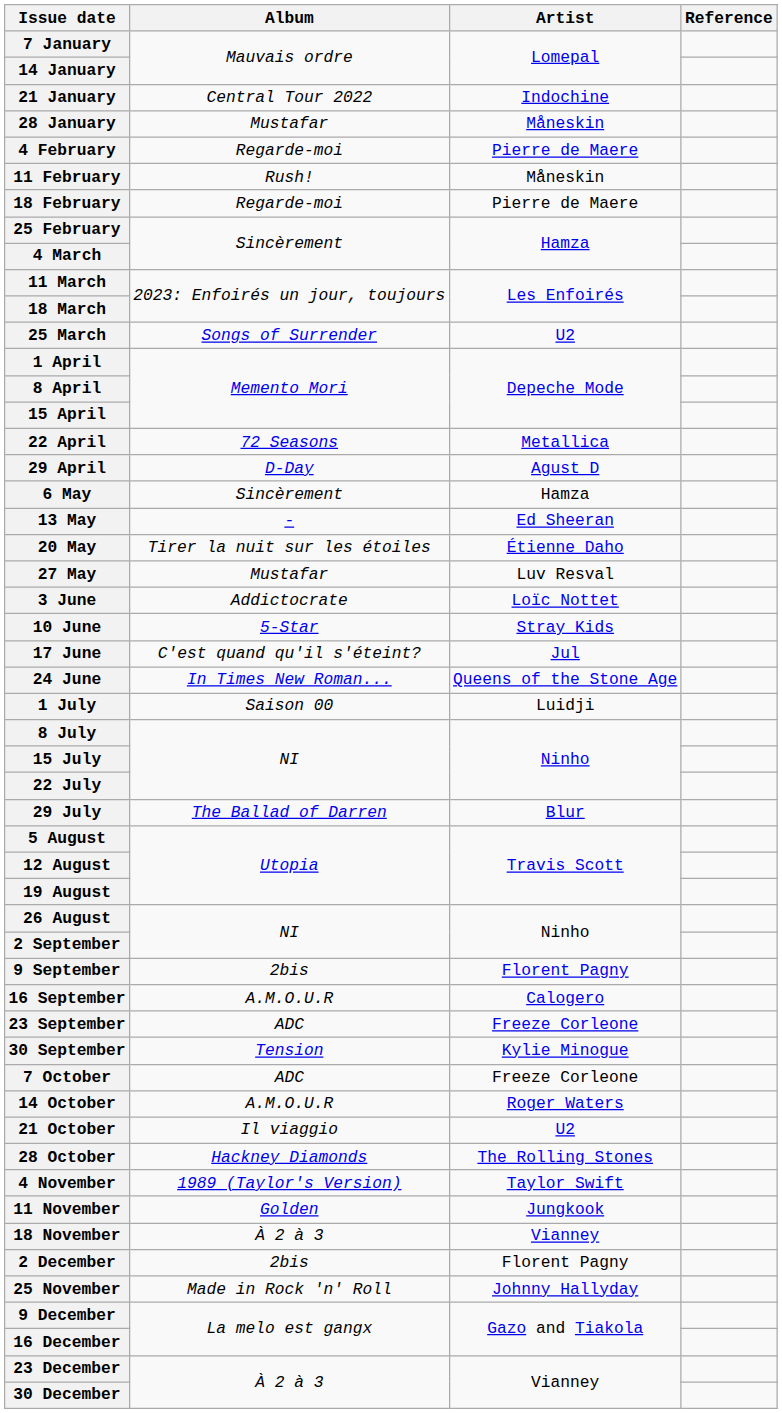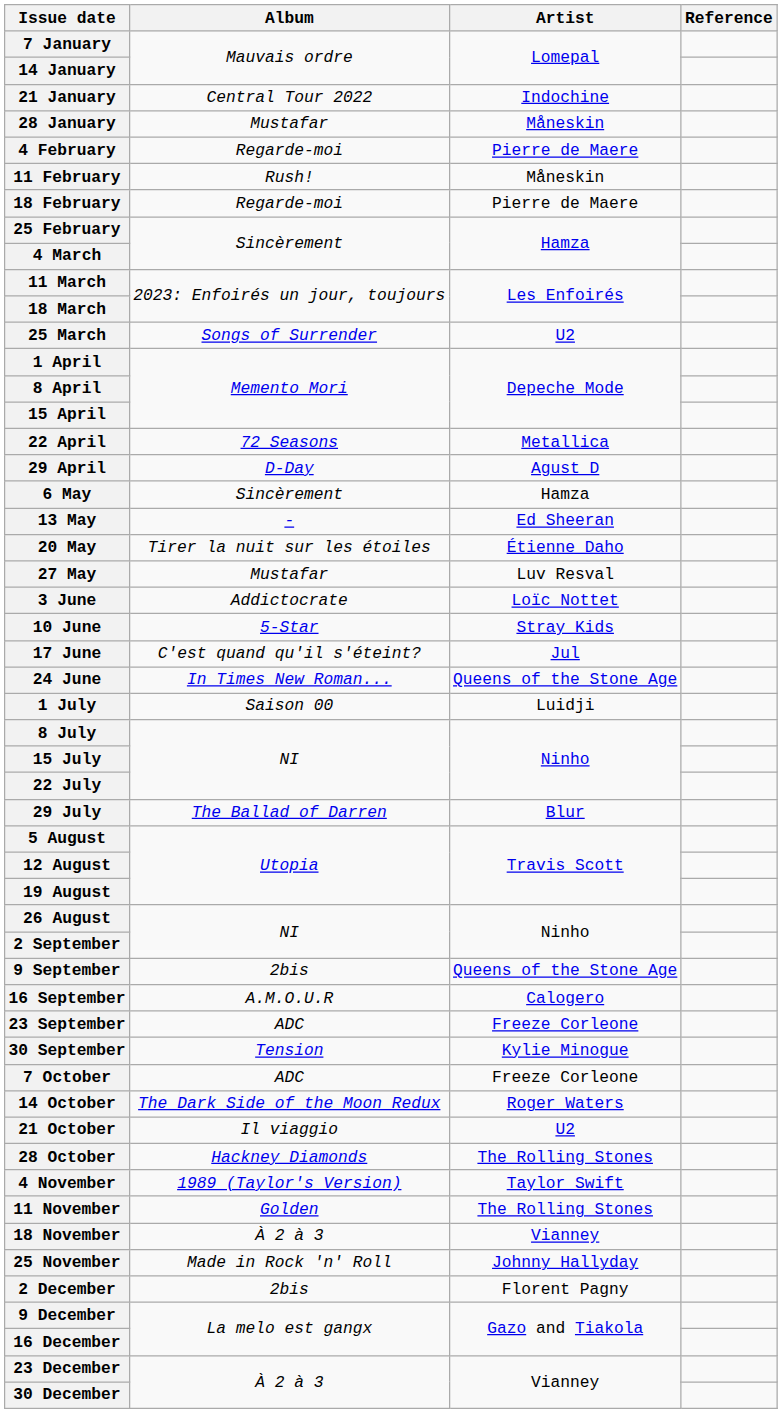(565, 971) Florent Pagny -> (565, 971) Queens of the Stone Age
(289, 1104) A.M.O.U.R -> (289, 1104) The Dark Side of the Moon Redux
(565, 1210) Jungkook -> (565, 1210) The Rolling Stones
rows swapped: (67, 1289) <-> (67, 1263)
